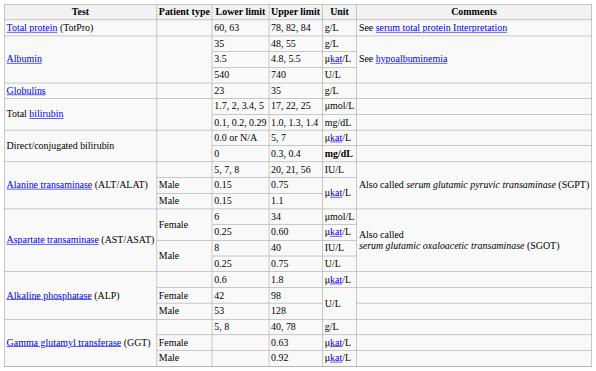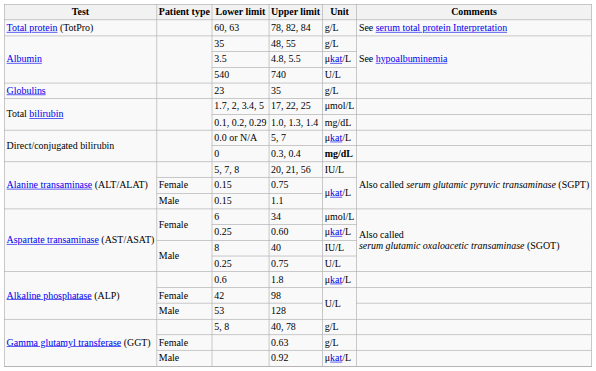(169, 185) Male -> (173, 185) Female
(338, 342) μkat/L -> (332, 342) g/L
